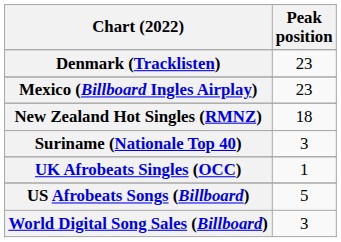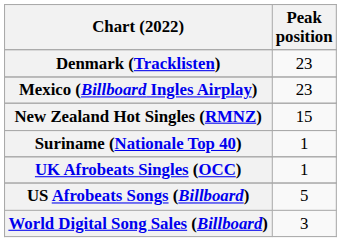(304, 116) 18 -> (304, 116) 15
(304, 143) 3 -> (304, 143) 1
